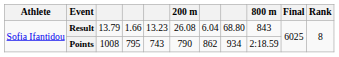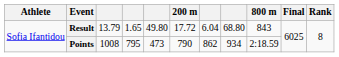(133, 28) 1.66 -> (133, 28) 1.65
(157, 28) 13.23 -> (157, 28) 49.80
(185, 28) 26.08 -> (185, 28) 17.72
(157, 44) 743 -> (157, 44) 473
